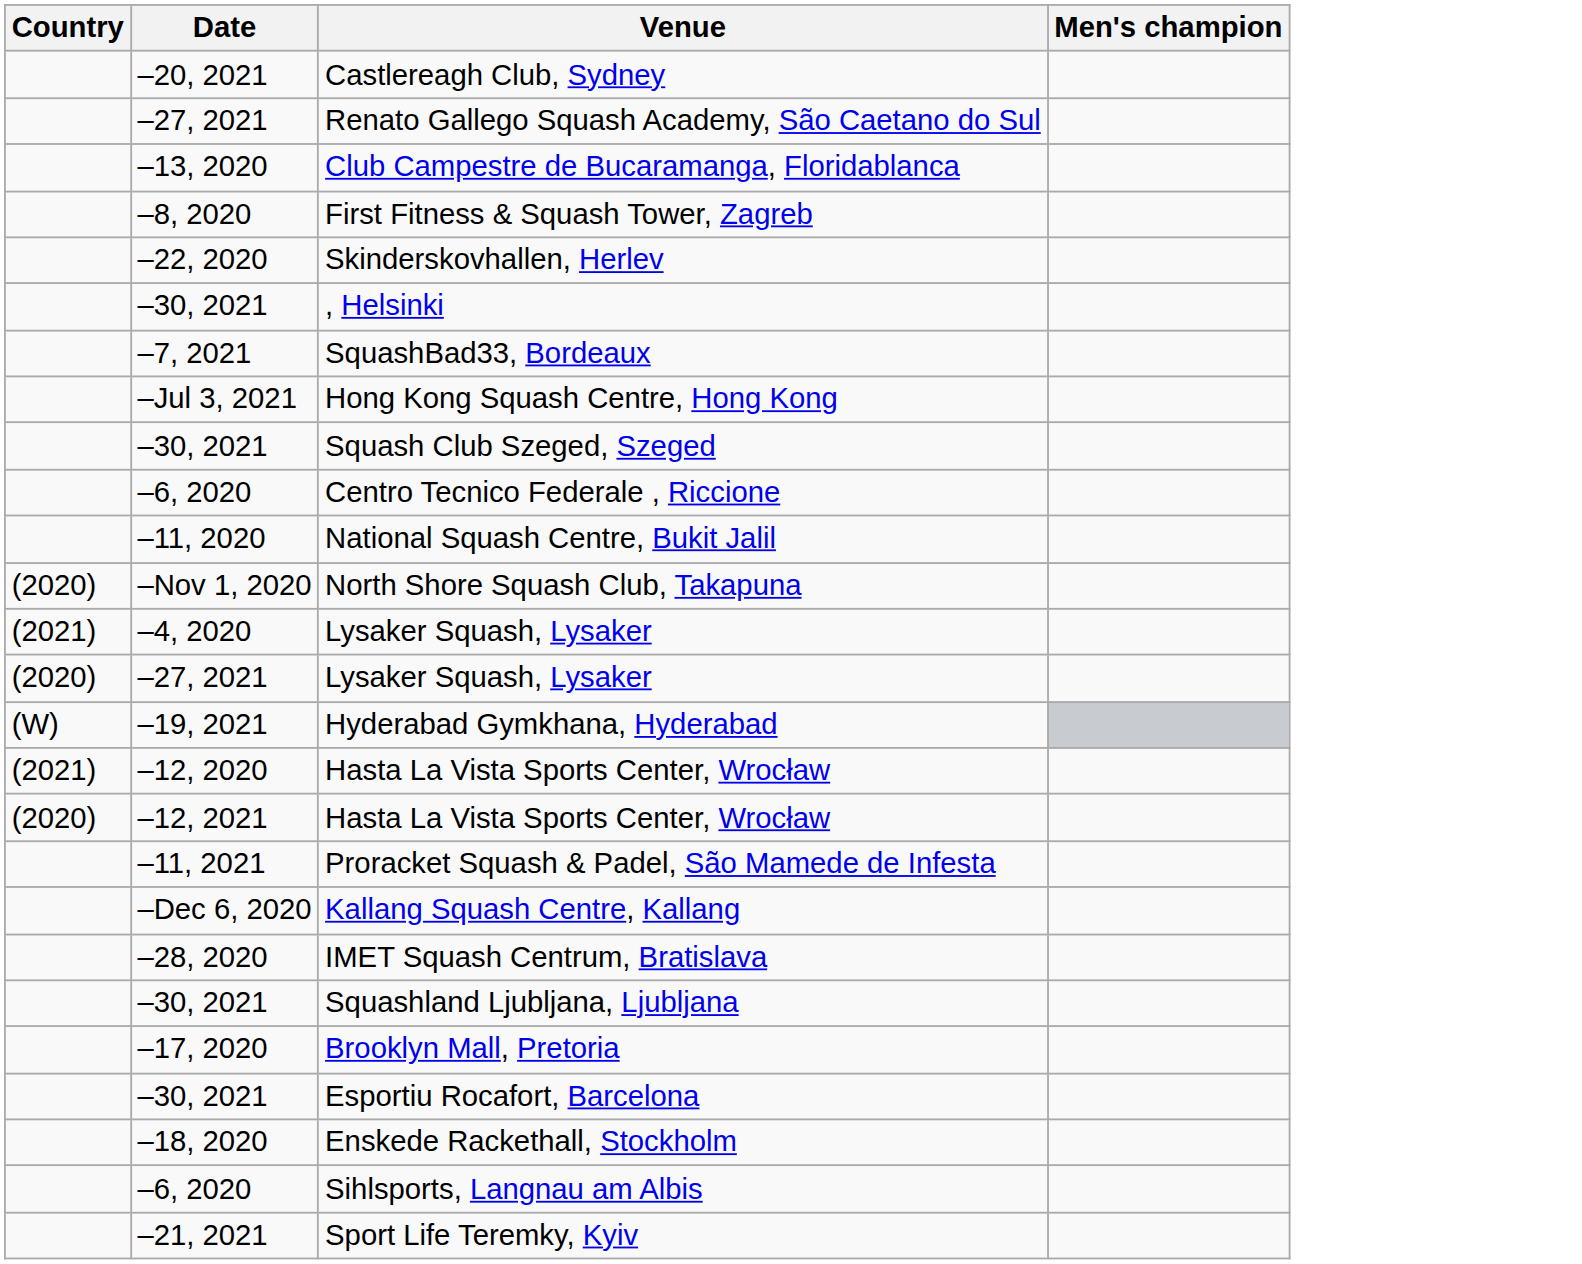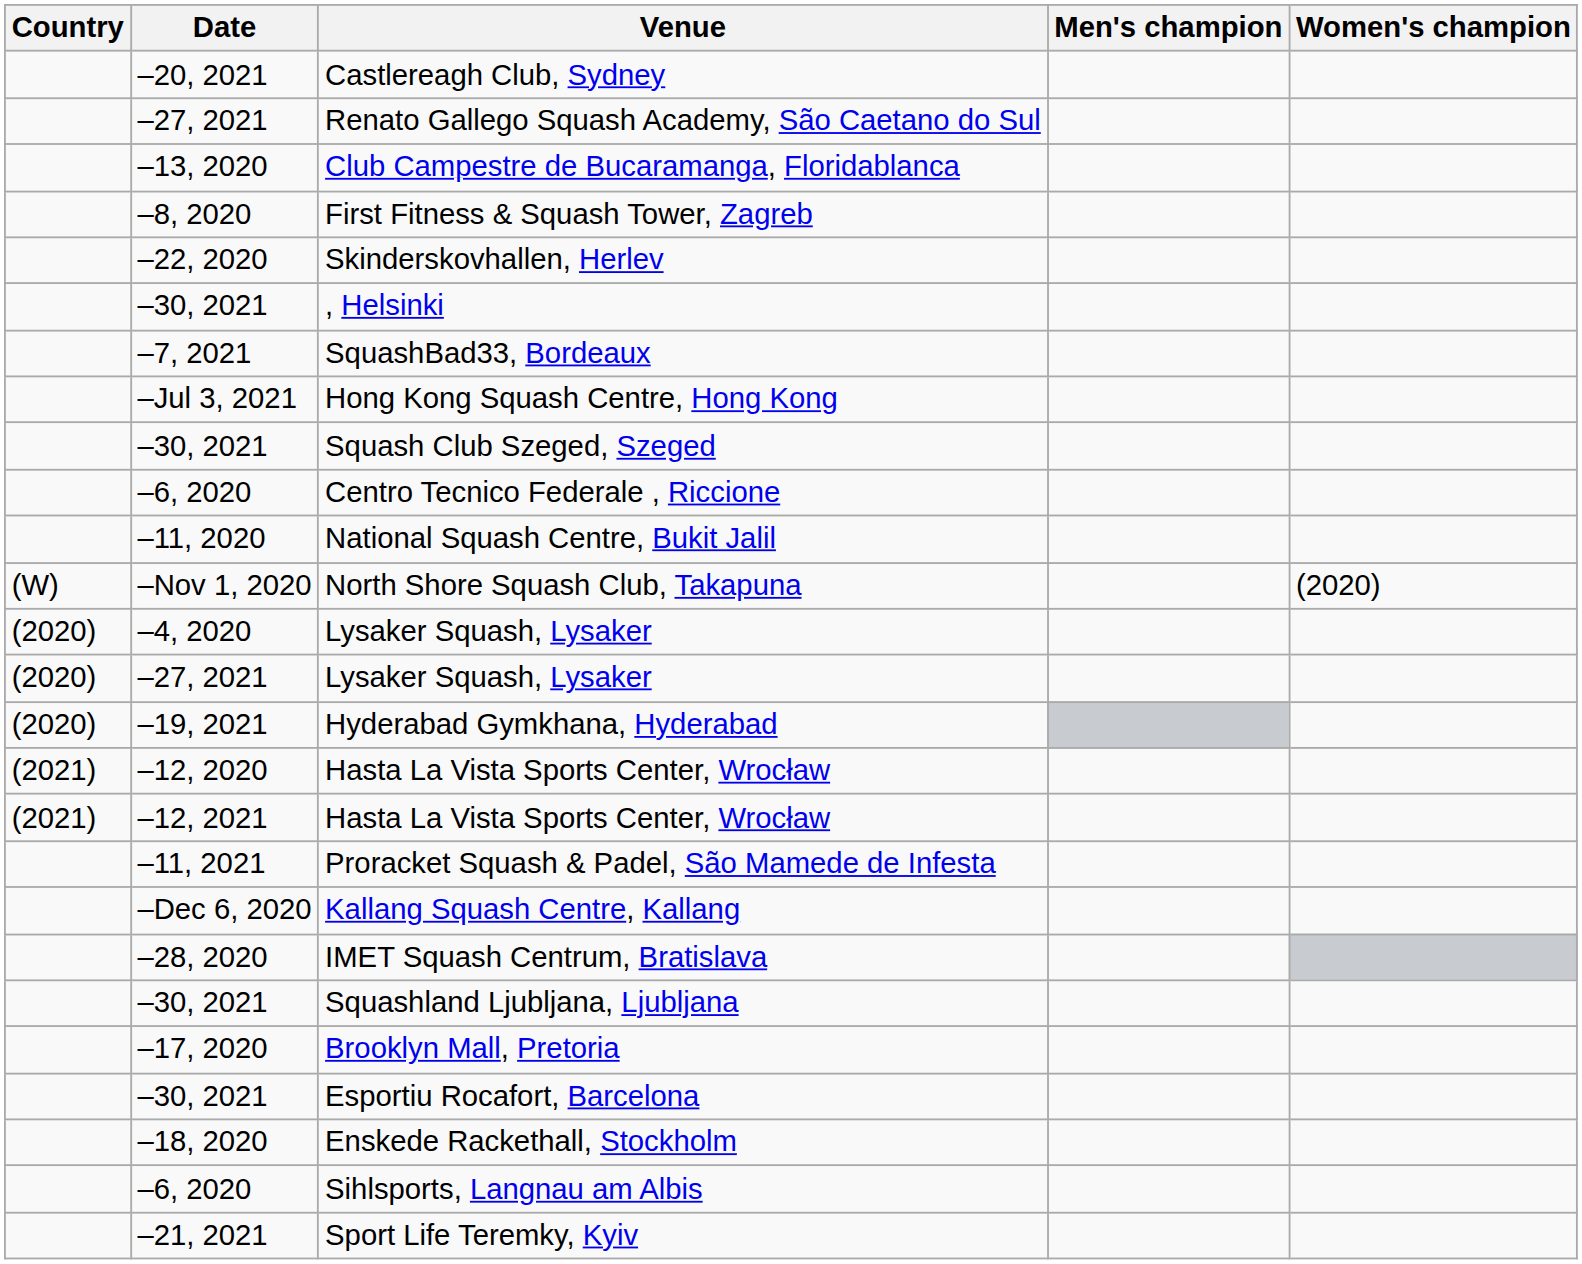+ column: (1433, 27)
(54, 584) (2020) -> (35, 584) (W)
(54, 631) (2021) -> (54, 631) (2020)
(35, 724) (W) -> (54, 724) (2020)
(54, 817) (2020) -> (54, 817) (2021)
